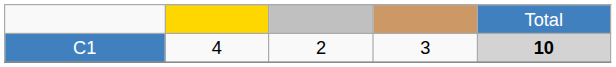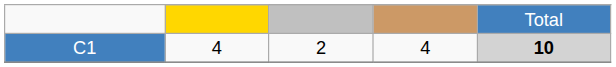(425, 48) 3 -> (425, 48) 4
